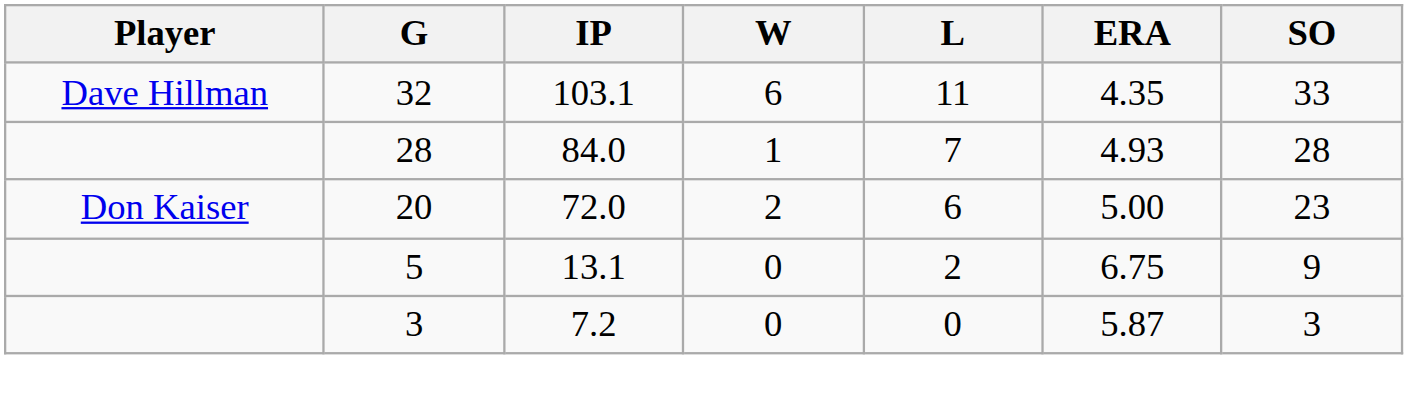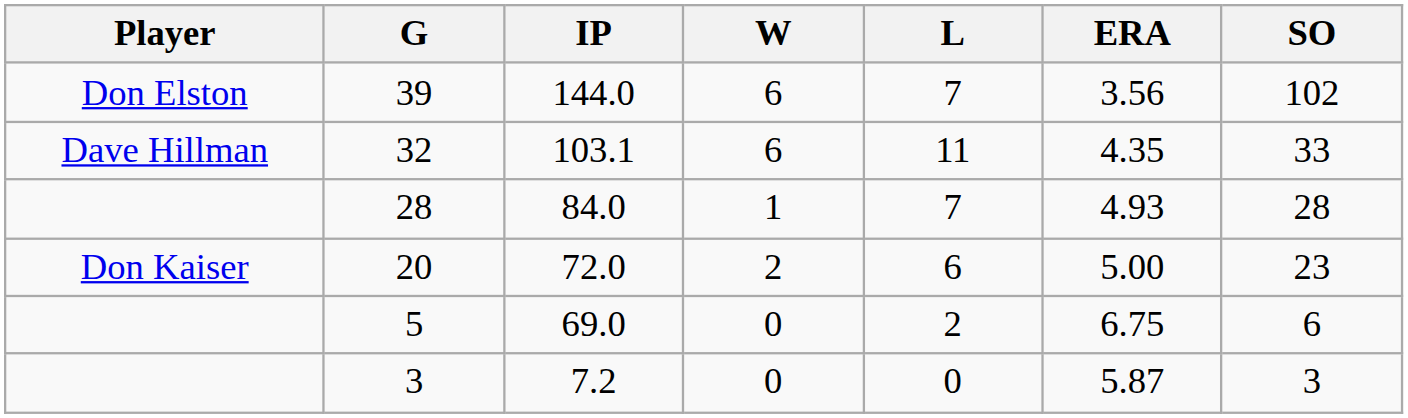+ row: (414, 91)
(594, 265) 13.1 -> (594, 324) 69.0
(1312, 265) 9 -> (1312, 324) 6
